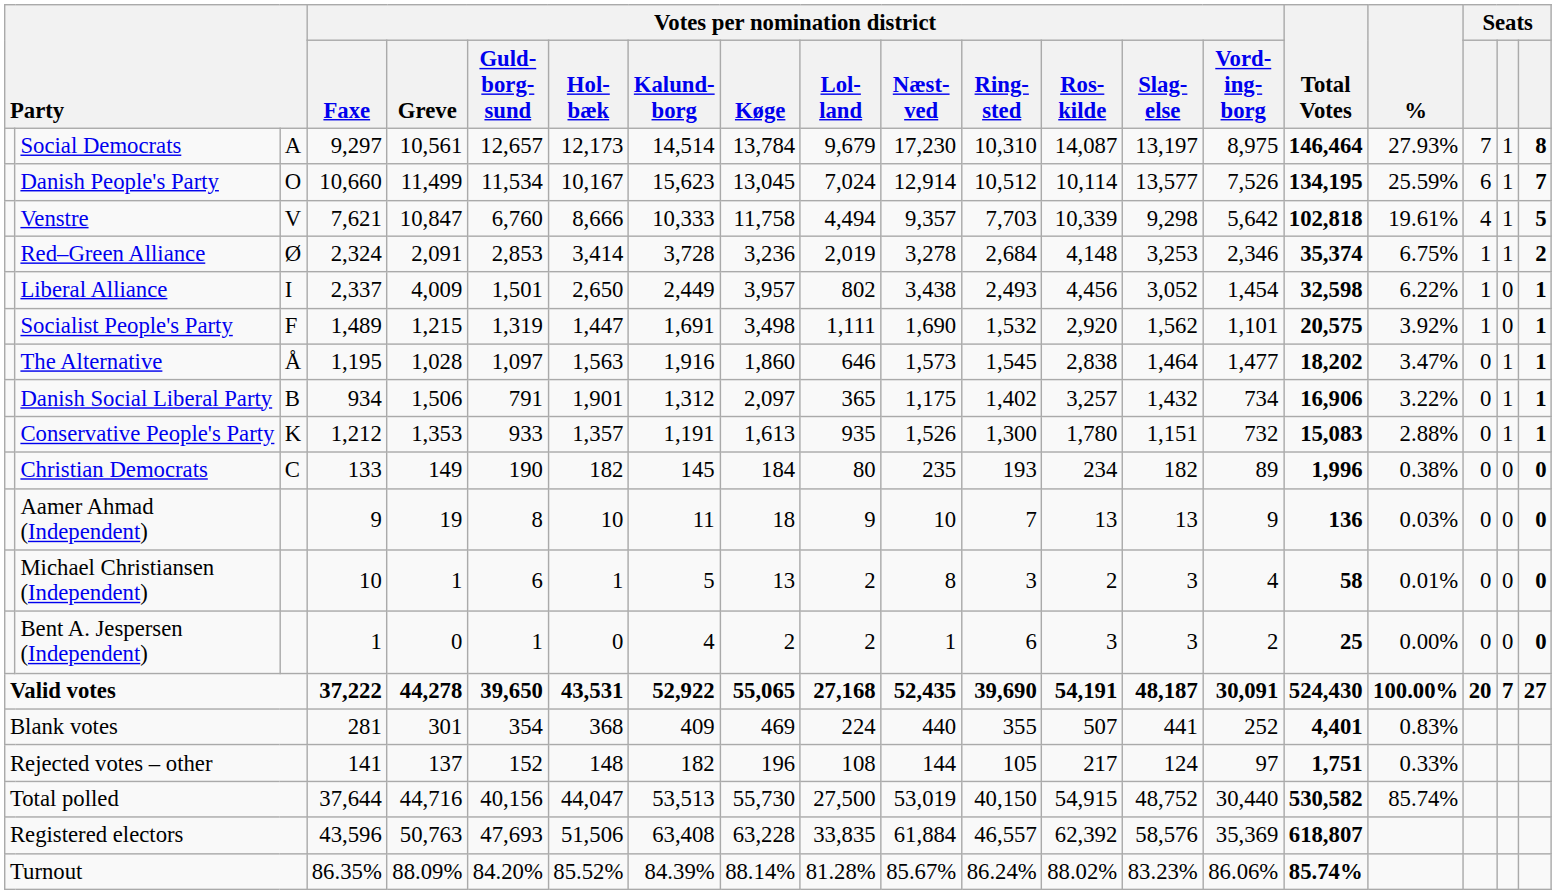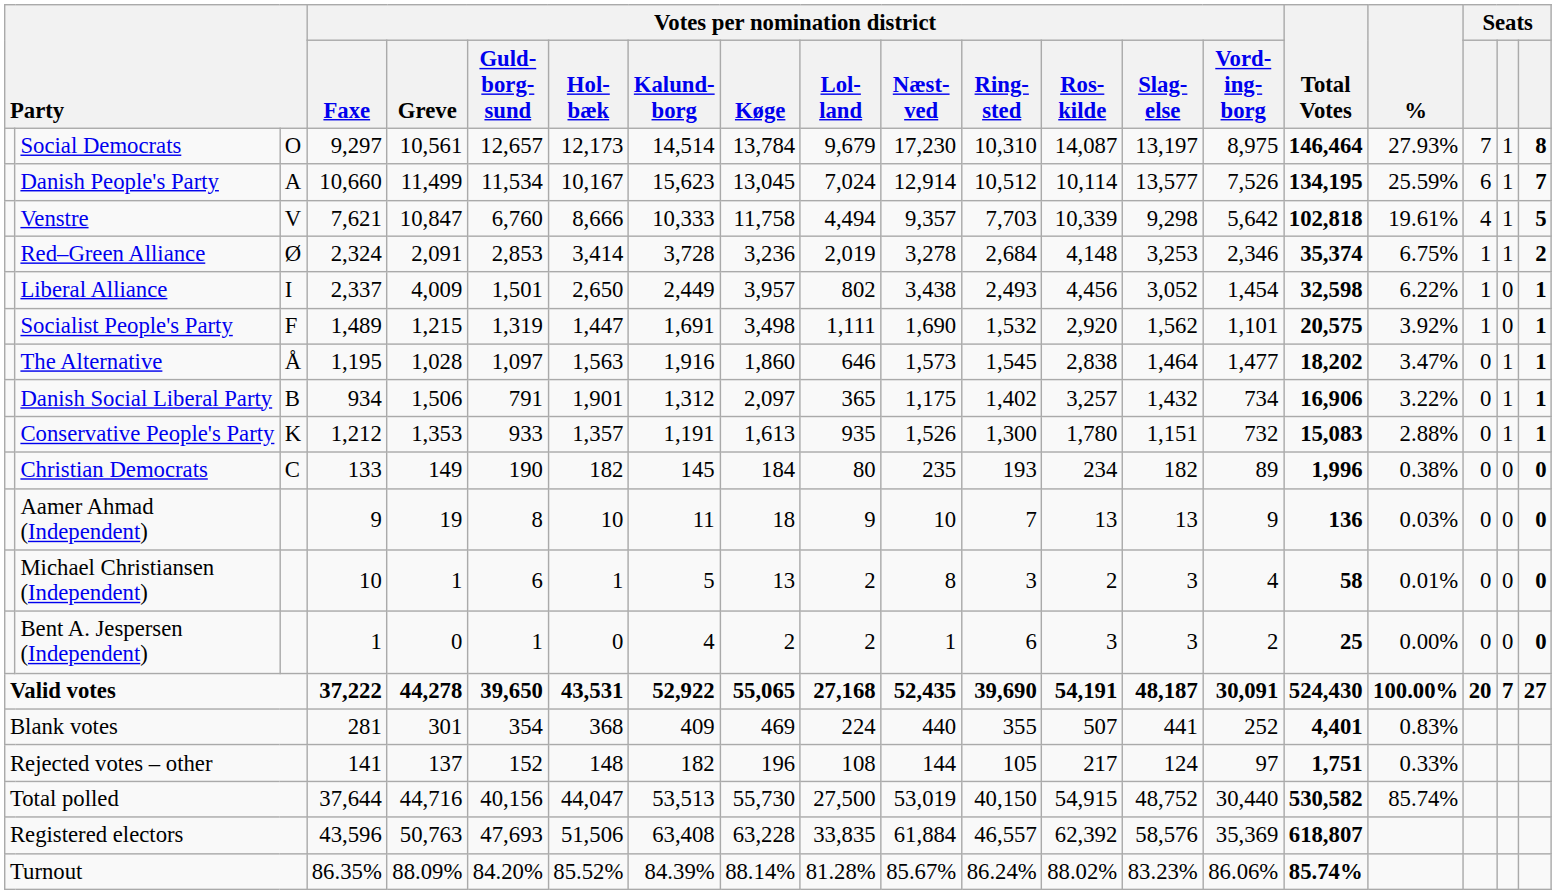(293, 145) A -> (293, 145) O
(293, 181) O -> (293, 181) A
